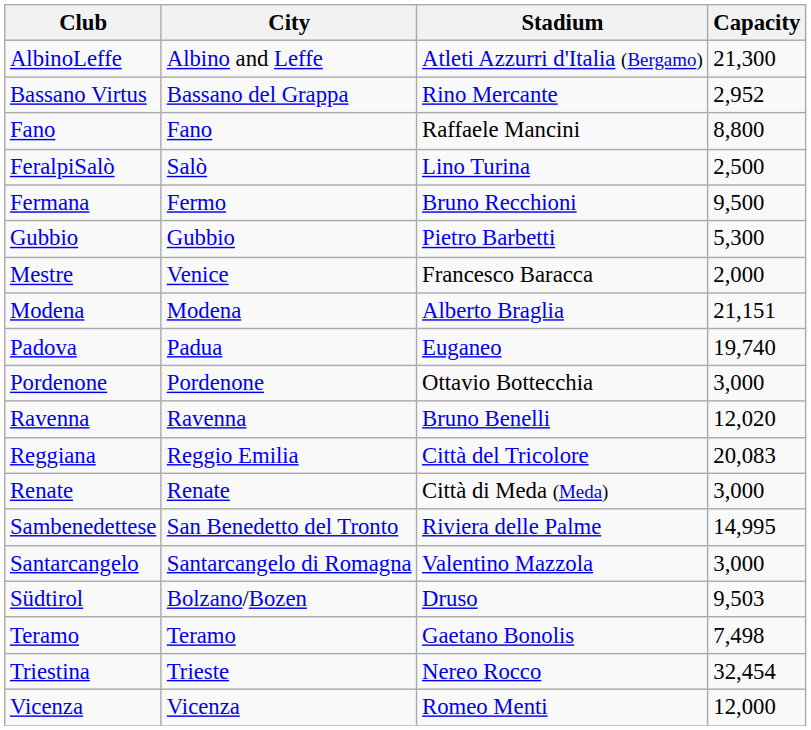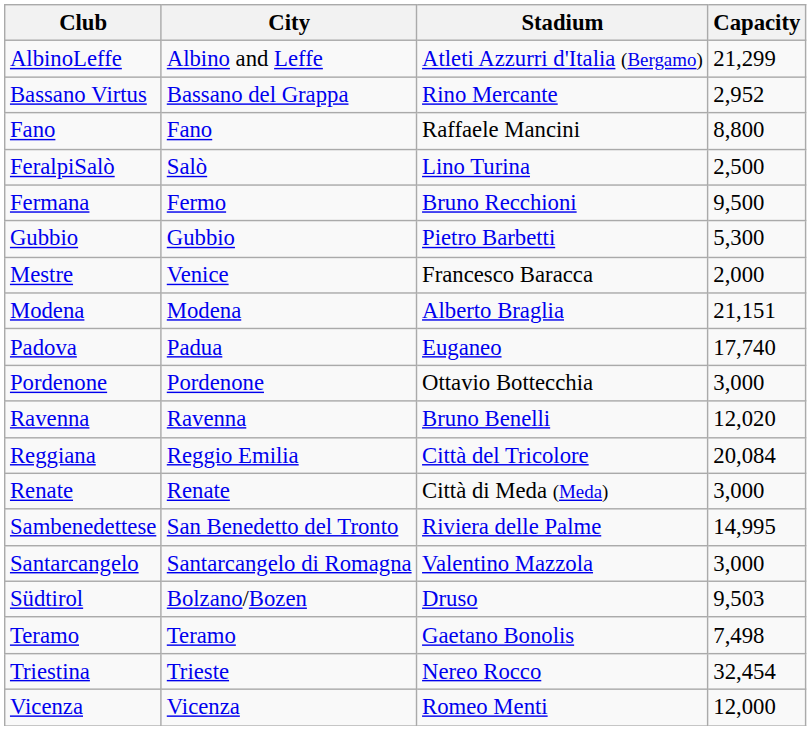(745, 58) 21,300 -> (745, 58) 21,299
(745, 346) 19,740 -> (745, 346) 17,740
(745, 454) 20,083 -> (745, 454) 20,084
